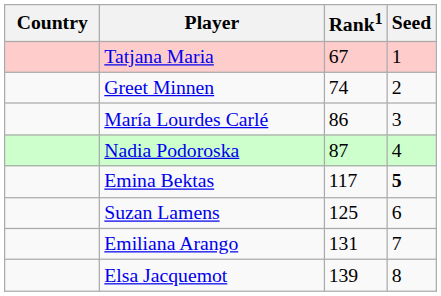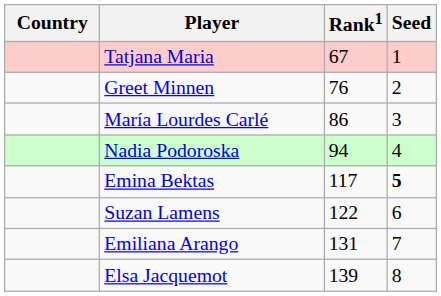(338, 87) 74 -> (338, 87) 76
(338, 150) 87 -> (338, 150) 94
(343, 212) 125 -> (343, 212) 122
